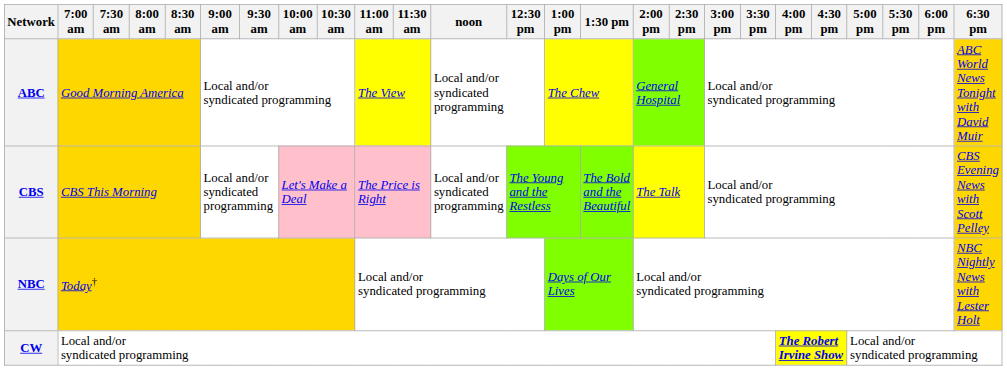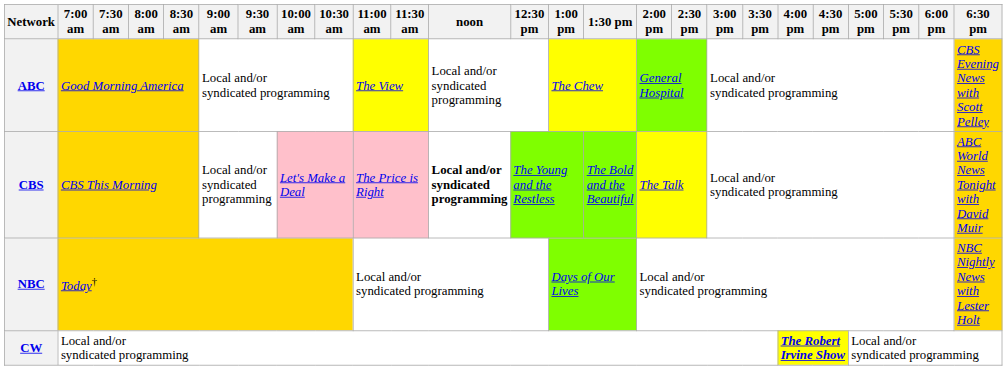(976, 92) ABC World News Tonight with David Muir -> (978, 85) CBS Evening News with Scott Pelley
(469, 192) normal -> (470, 184) bold
(978, 192) CBS Evening News with Scott Pelley -> (976, 184) ABC World News Tonight with David Muir
